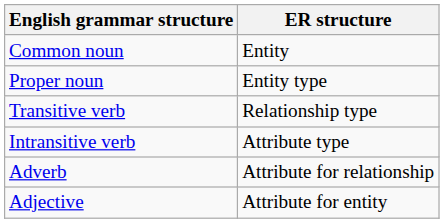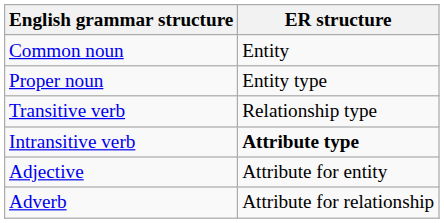(296, 141) normal -> (301, 141) bold
rows swapped: (46, 202) <-> (38, 171)
